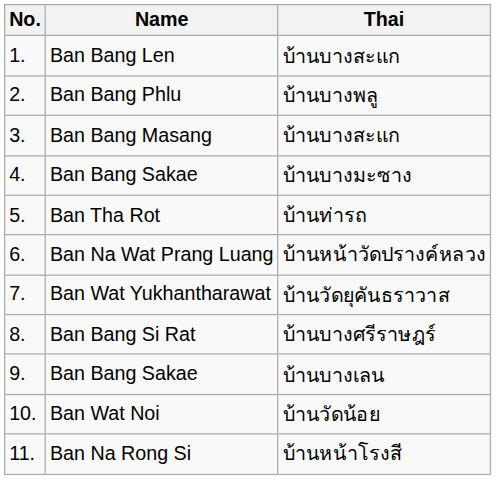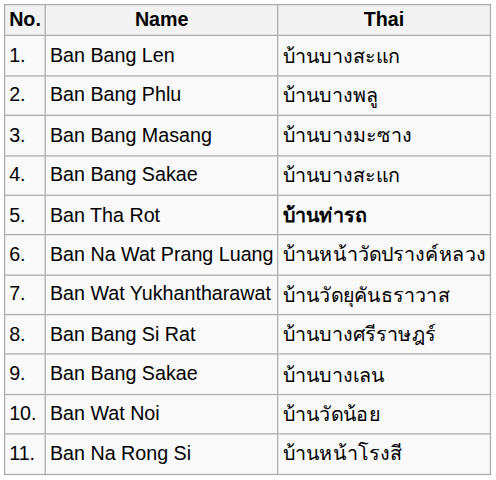(342, 135) บ้านบางสะแก -> (347, 135) บ้านบางมะซาง
(347, 175) บ้านบางมะซาง -> (342, 175) บ้านบางสะแก
(325, 215) normal -> (325, 215) bold
